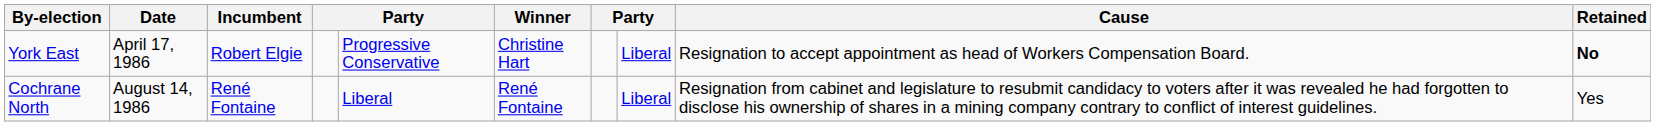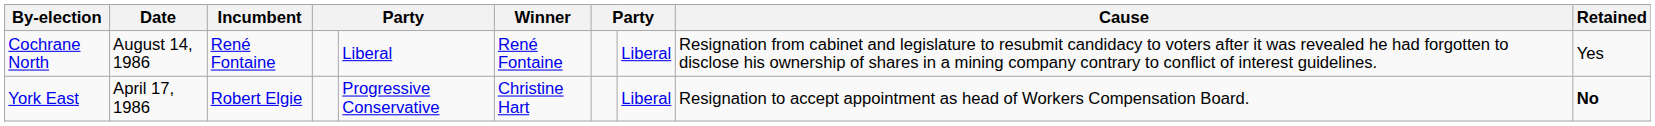rows swapped: (44, 98) <-> (44, 53)
